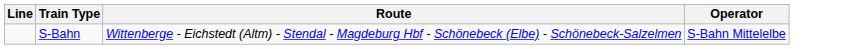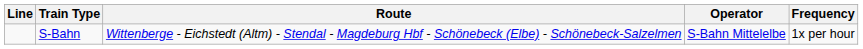+ column: (823, 14)
